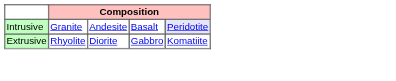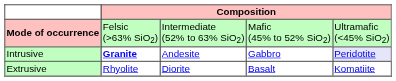+ row: (53, 33)
(66, 26) normal -> (120, 54) bold
(144, 26) Basalt -> (264, 54) Gabbro
(147, 41) Gabbro -> (262, 68) Basalt
